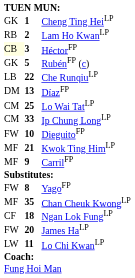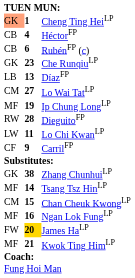(11, 20) no background -> (11, 20) lightsalmon background
- row: (75, 34)
(11, 49) lightyellow background -> (11, 34) no background
(27, 49) 3 -> (27, 34) 4
(11, 63) GK -> (11, 49) CB
(27, 63) 5 -> (27, 49) 6
(10, 77) LB -> (11, 63) GK
(29, 77) 22 -> (29, 63) 23
(12, 91) DM -> (10, 77) LB
(29, 105) 25 -> (29, 91) 27
(12, 119) CM -> (11, 105) MF
(29, 119) 33 -> (29, 105) 19
(11, 133) FW -> (12, 119) RW
(29, 133) 10 -> (29, 119) 28
rows swapped: (73, 244) <-> (78, 148)
(11, 162) MF -> (10, 148) CF
+ row: (77, 173)
- row: (56, 187)
+ row: (74, 187)
(11, 202) MF -> (12, 202) CM
(29, 202) 35 -> (29, 202) 15
(10, 216) CF -> (11, 216) MF
(29, 216) 18 -> (29, 216) 16
(29, 230) no background -> (29, 230) gold background
